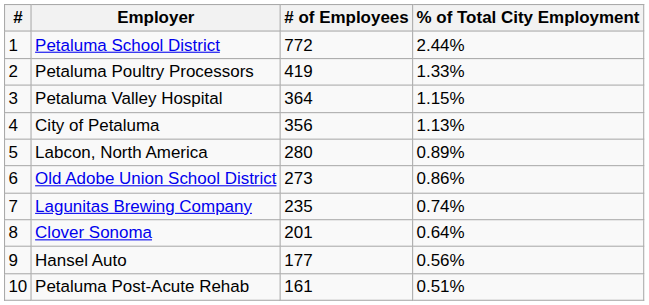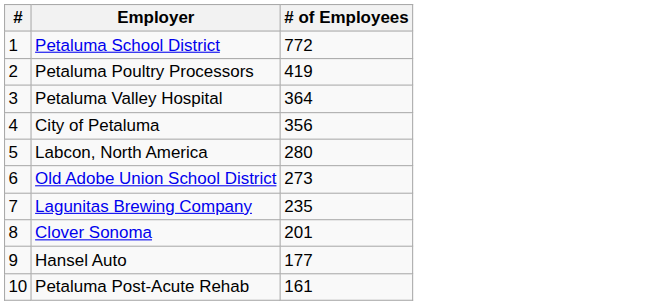- column: (528, 17)
